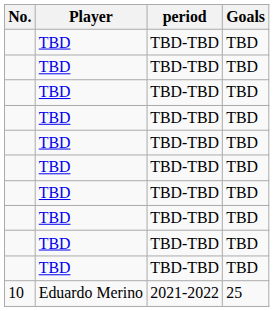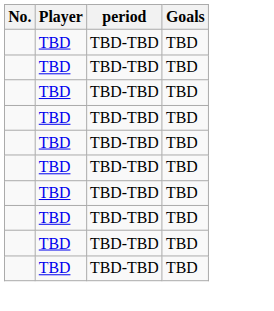- row: (16, 293)
